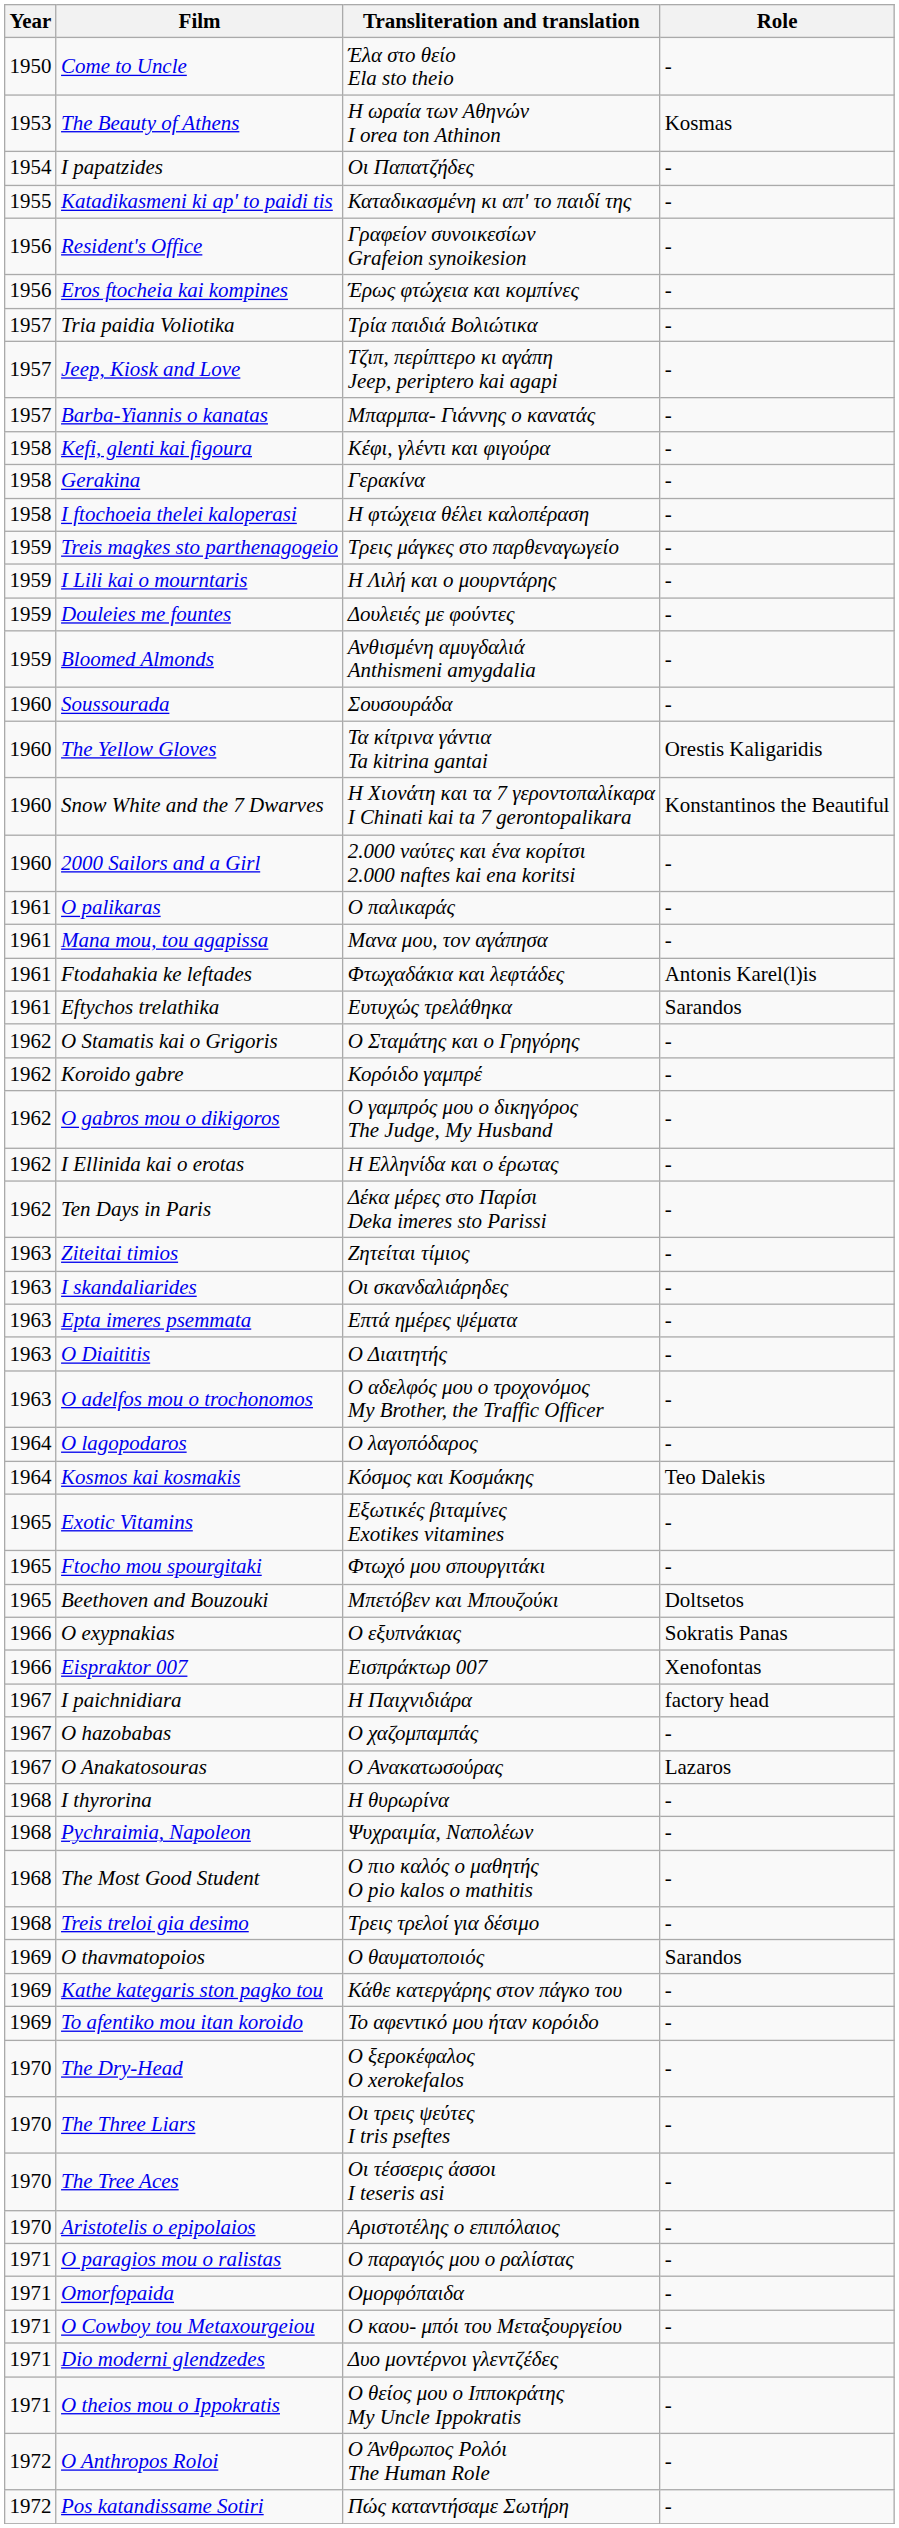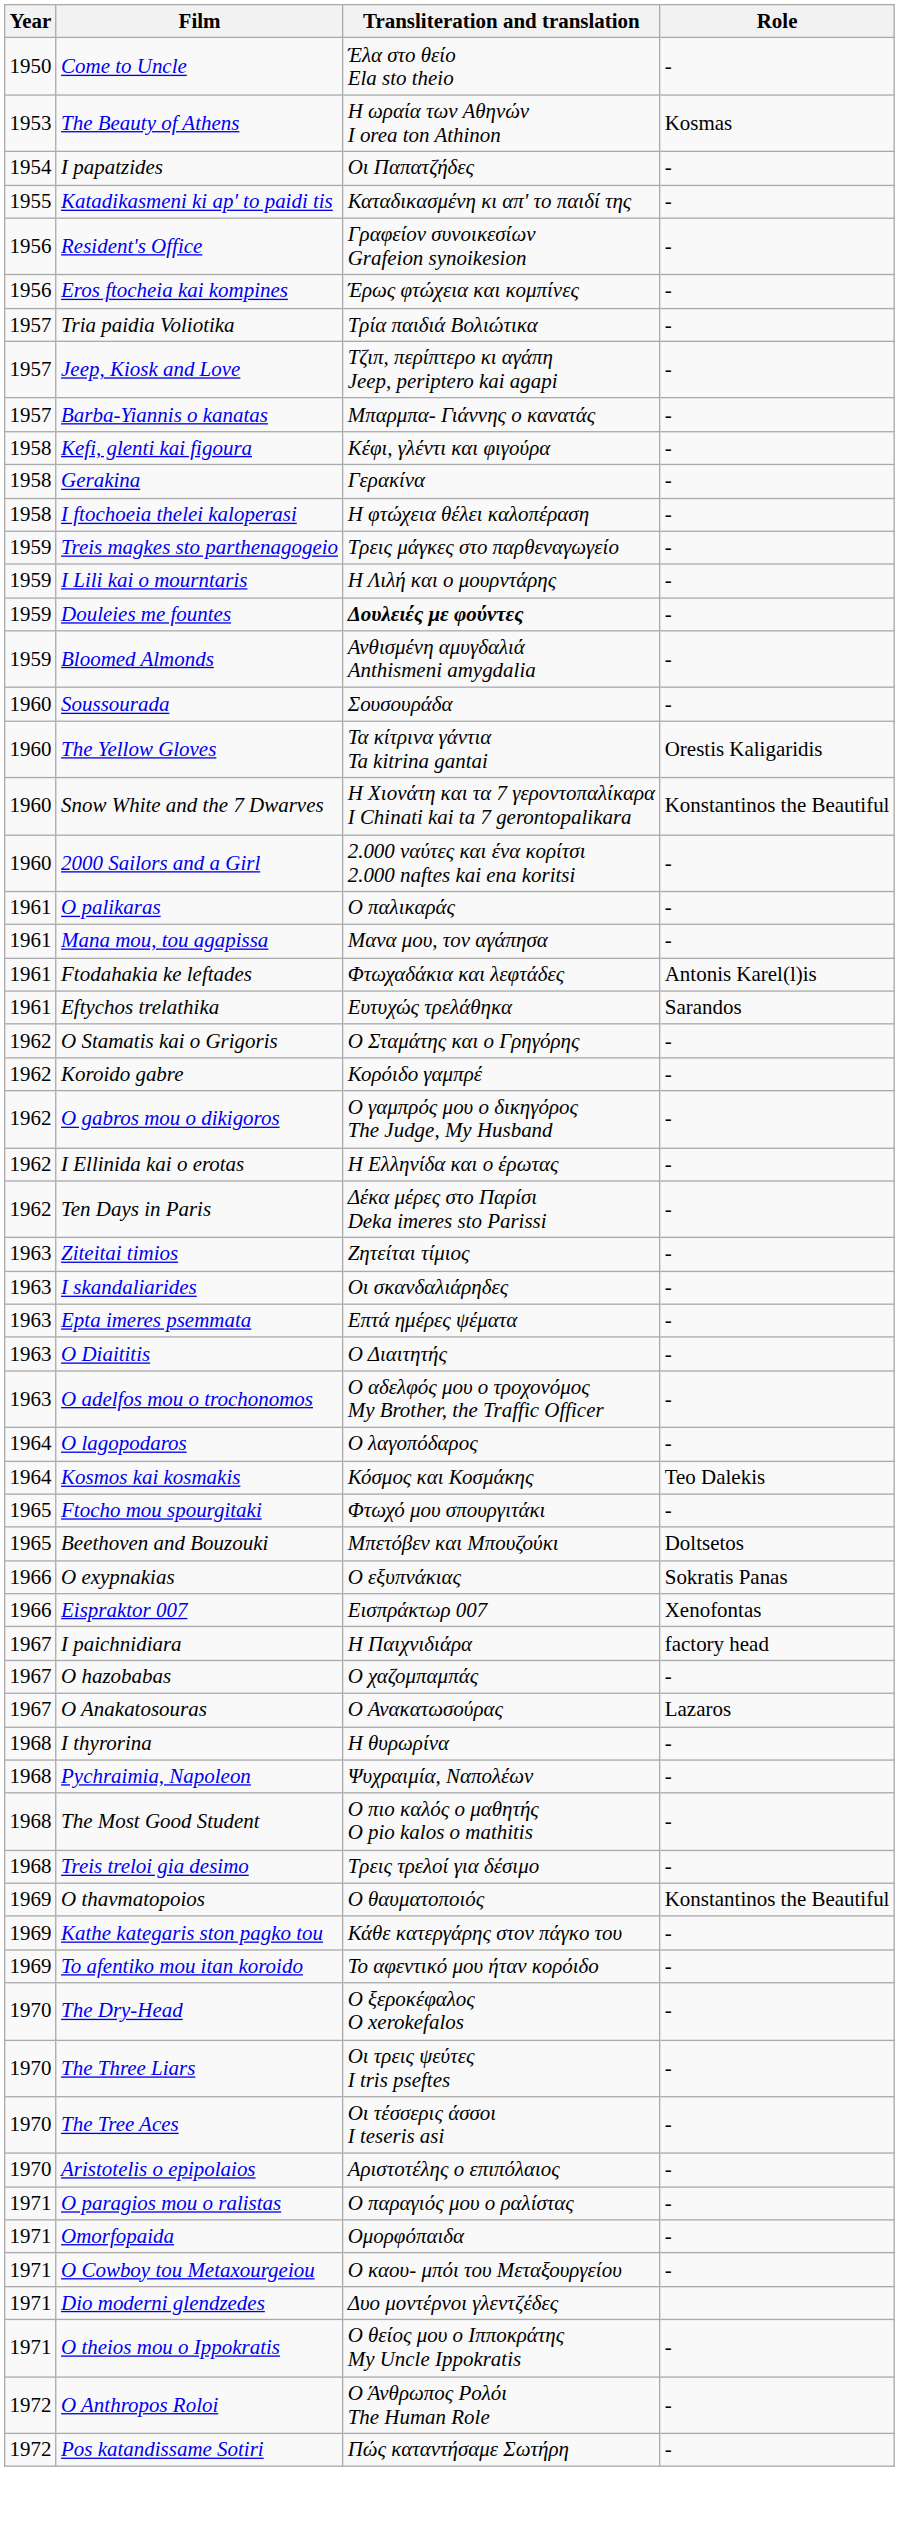(431, 614) normal -> (436, 614) bold
- row: (127, 1522)
(703, 1956) Sarandos -> (777, 1899) Konstantinos the Beautiful
